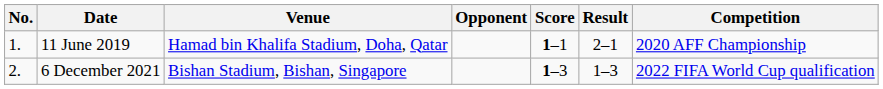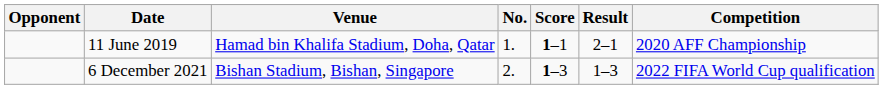columns swapped: (21, 17) <-> (491, 17)
